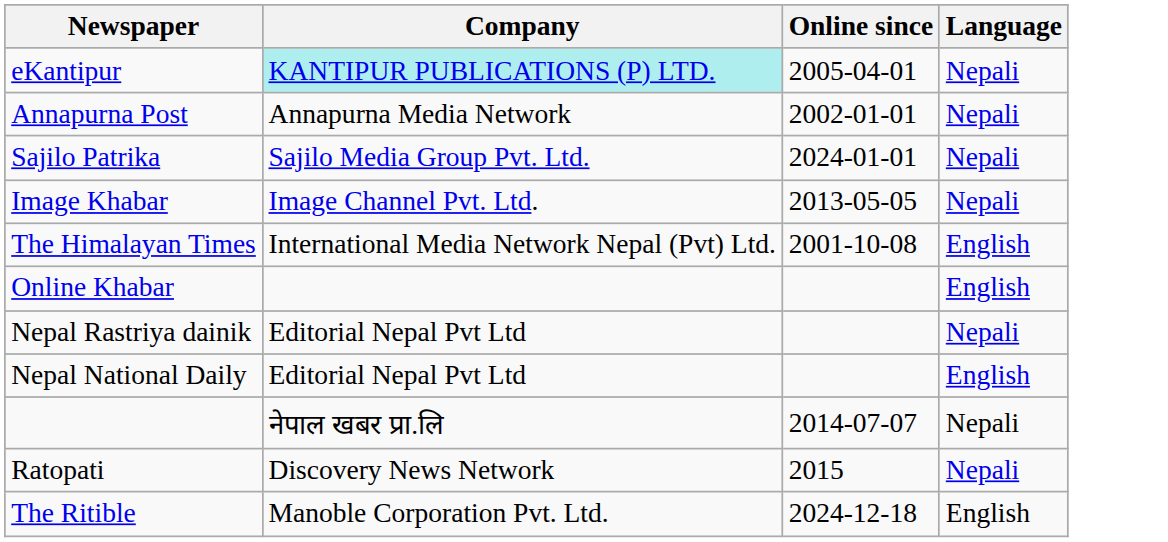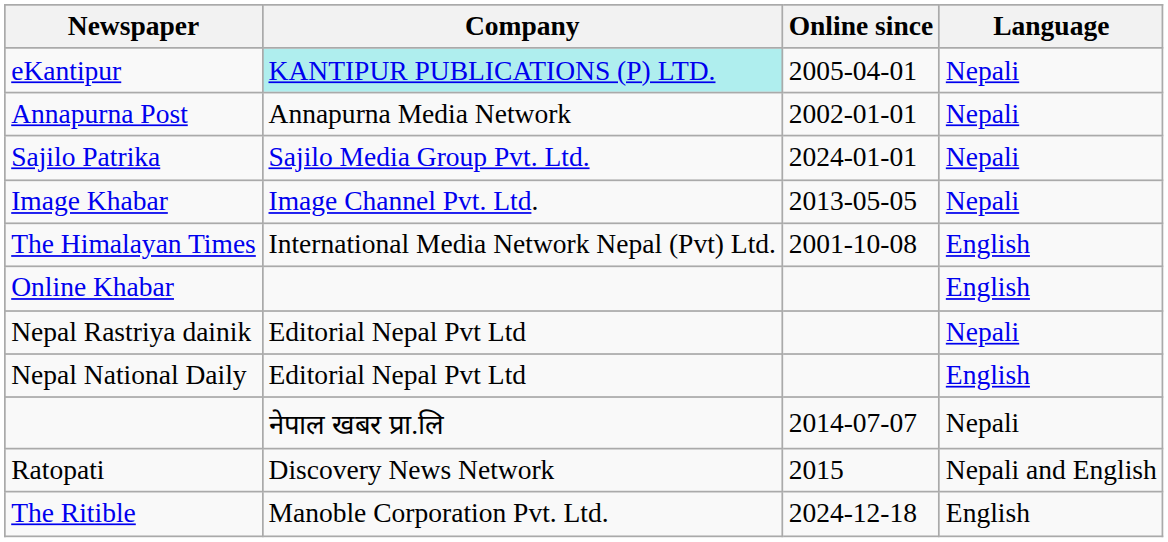(983, 469) Nepali -> (1051, 469) Nepali and English
